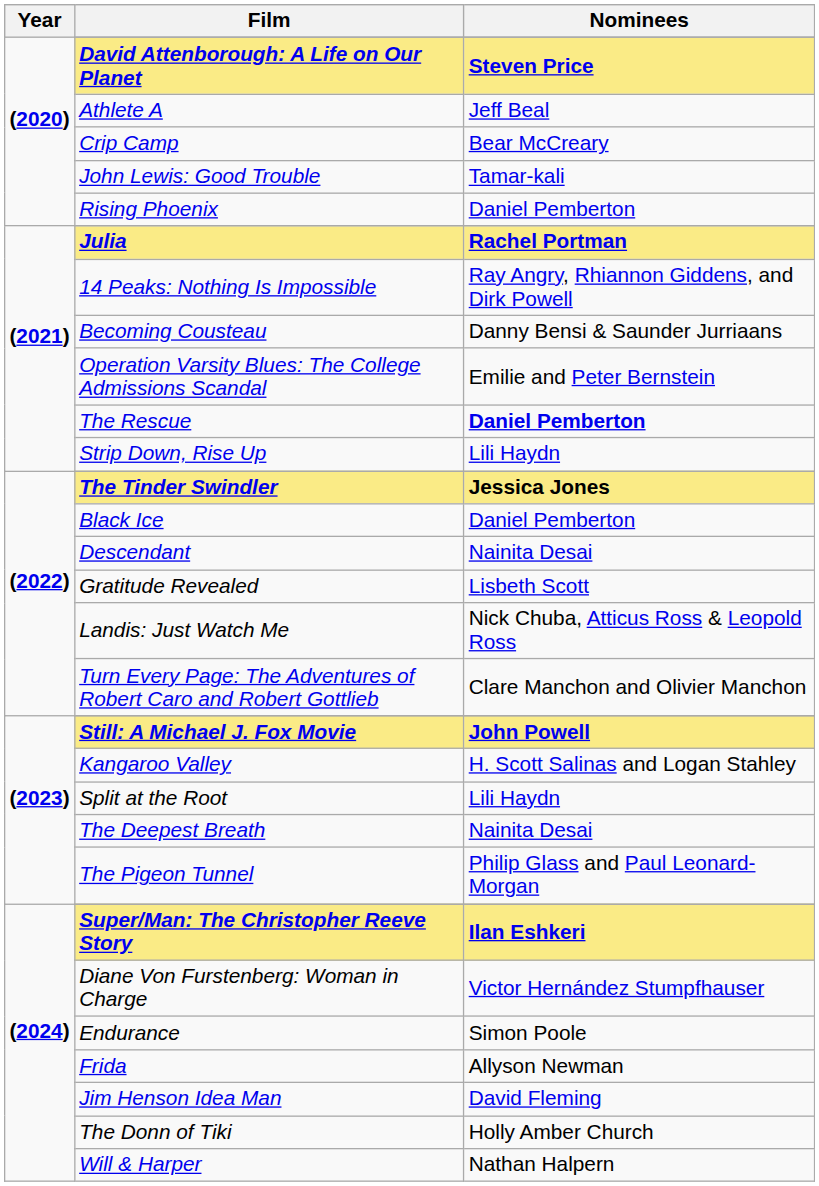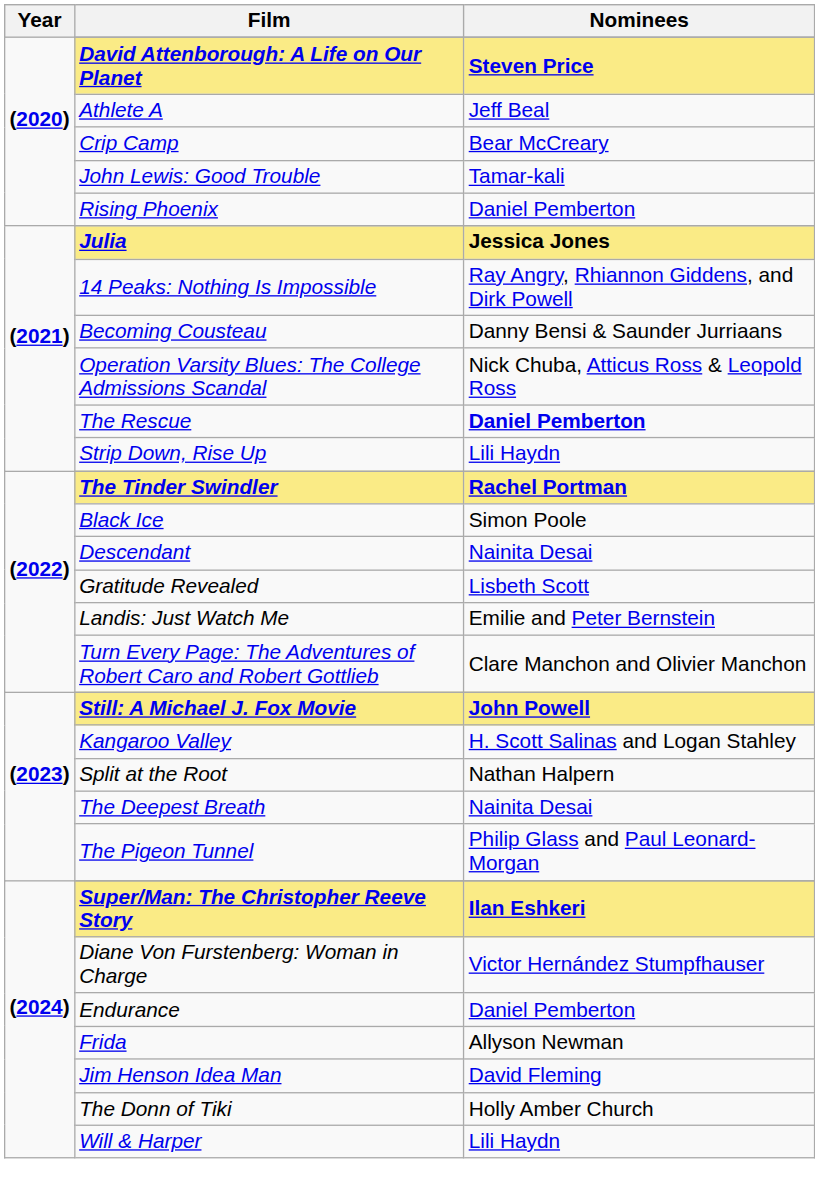(548, 242) Rachel Portman -> (539, 242) Jessica Jones
(592, 376) Emilie and Peter Bernstein -> (635, 376) Nick Chuba, Atticus Ross & Leopold Ross
(539, 487) Jessica Jones -> (548, 487) Rachel Portman
(552, 520) Daniel Pemberton -> (528, 520) Simon Poole
(635, 630) Nick Chuba, Atticus Ross & Leopold Ross -> (592, 618) Emilie and Peter Bernstein
(514, 797) Lili Haydn -> (542, 774) Nathan Halpern
(528, 1032) Simon Poole -> (552, 1009) Daniel Pemberton
(542, 1164) Nathan Halpern -> (514, 1141) Lili Haydn
